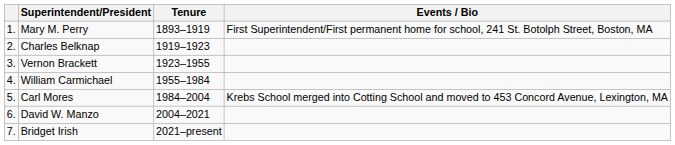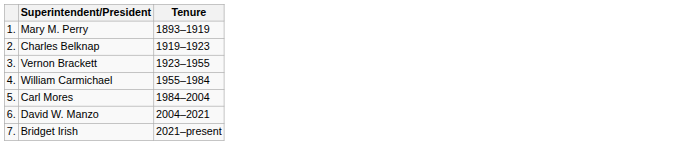- column: (447, 13)
